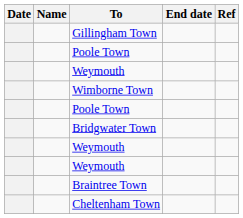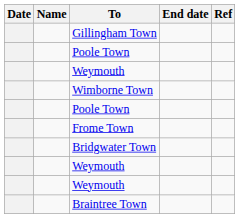+ row: (19, 128)
- row: (19, 204)
